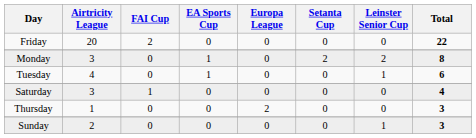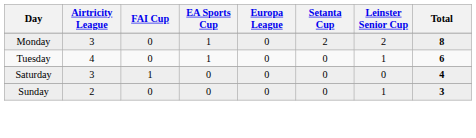- row: (34, 41)
- row: (34, 109)
